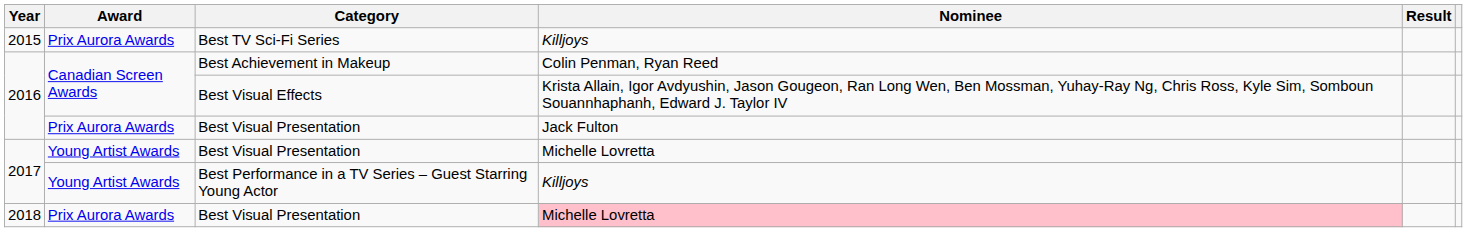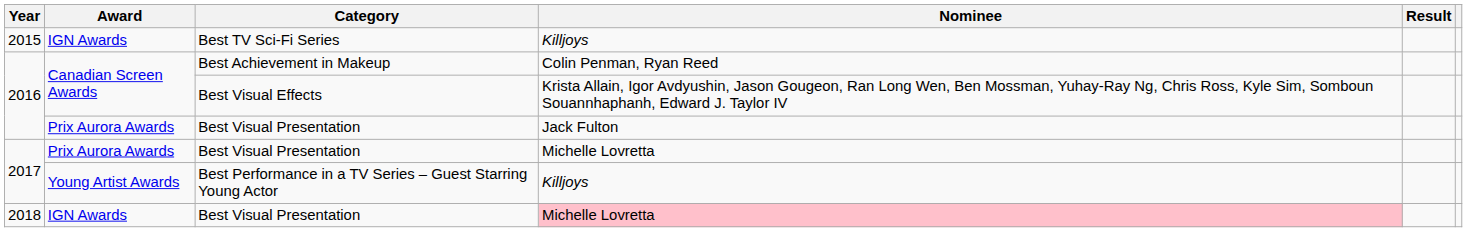(111, 39) Prix Aurora Awards -> (87, 39) IGN Awards
(114, 151) Young Artist Awards -> (111, 151) Prix Aurora Awards
(111, 214) Prix Aurora Awards -> (87, 214) IGN Awards
